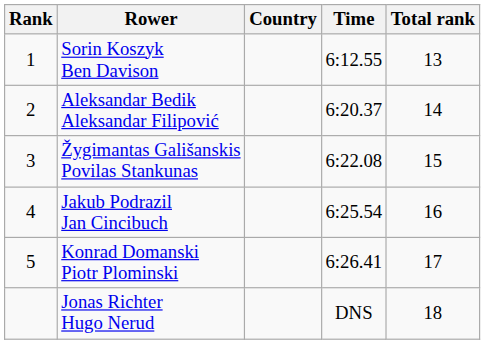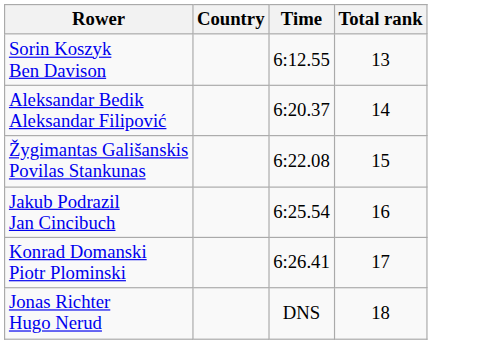- column: (31, 19)
